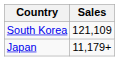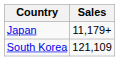rows swapped: (37, 30) <-> (22, 47)
